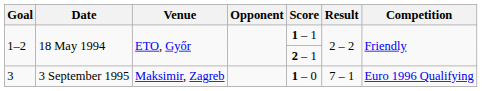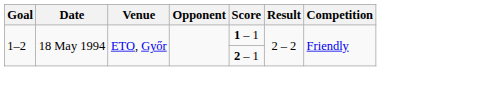- row: (10, 76)
